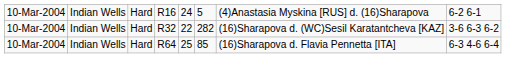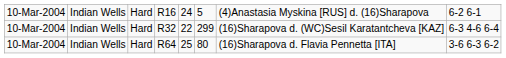(205, 28) 282 -> (205, 28) 299
(474, 28) 3-6 6-3 6-2 -> (474, 28) 6-3 4-6 6-4
(203, 45) 85 -> (203, 45) 80
(474, 45) 6-3 4-6 6-4 -> (474, 45) 3-6 6-3 6-2
